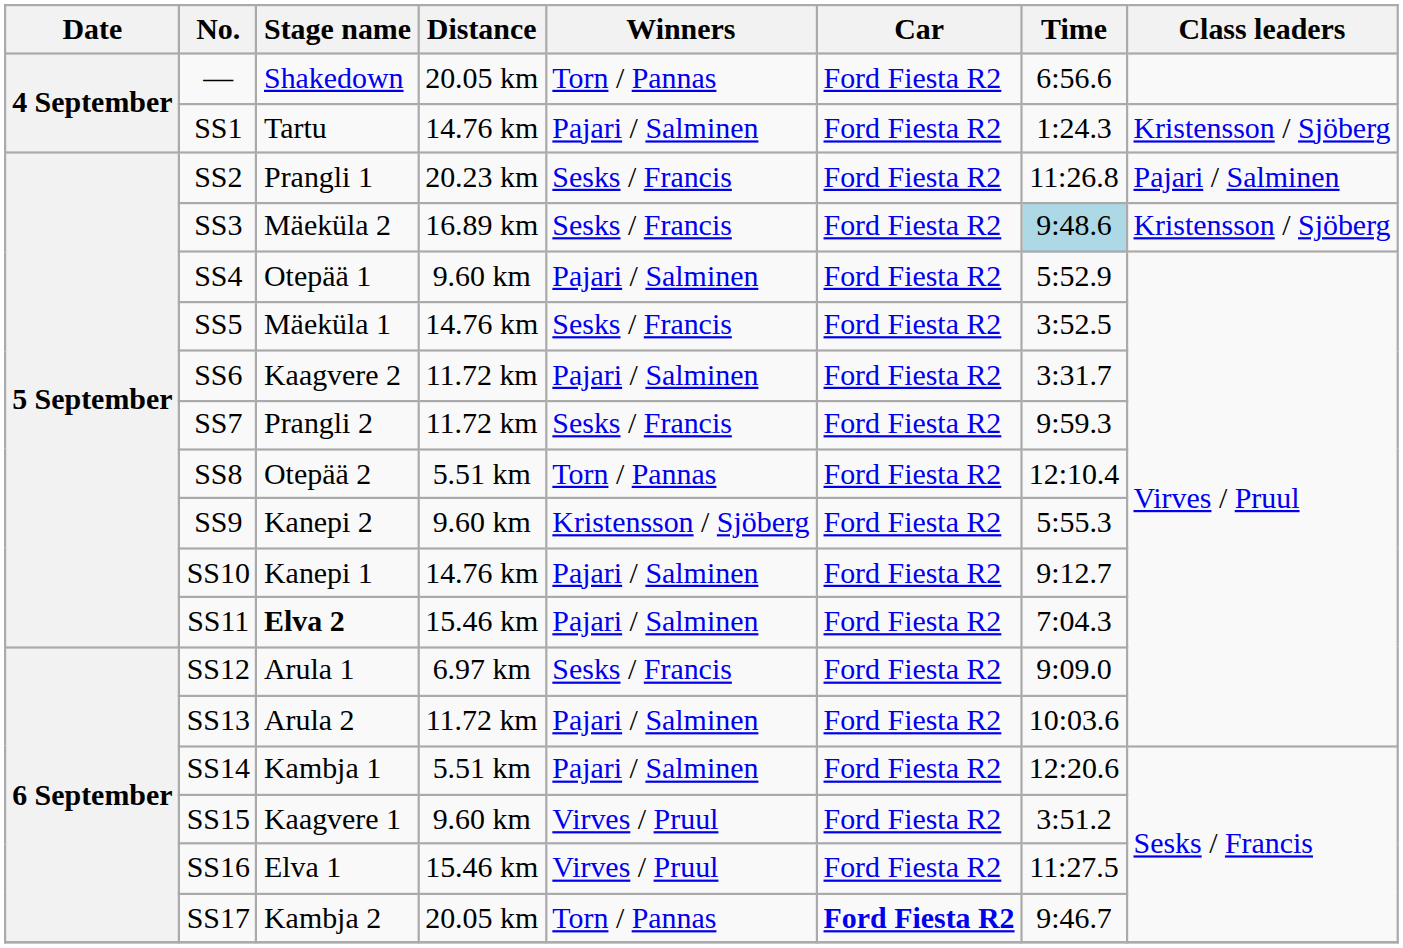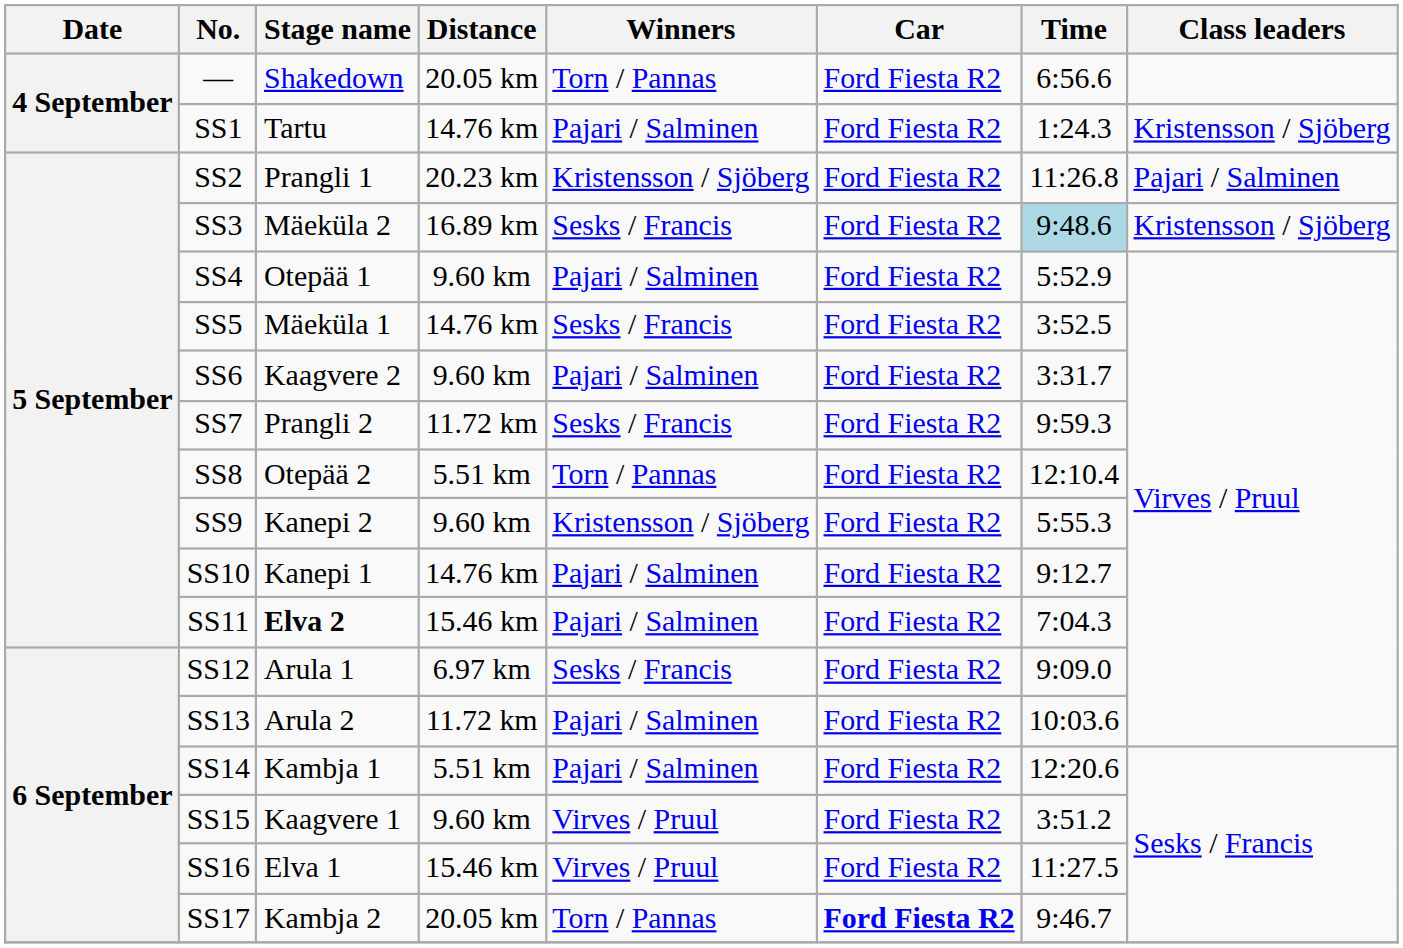(642, 176) Sesks / Francis -> (681, 176) Kristensson / Sjöberg
(482, 374) 11.72 km -> (482, 374) 9.60 km
